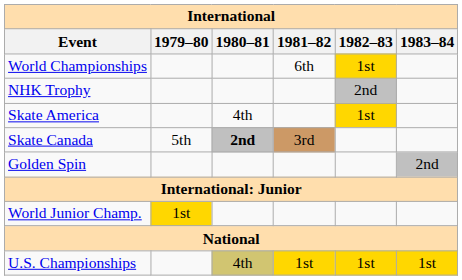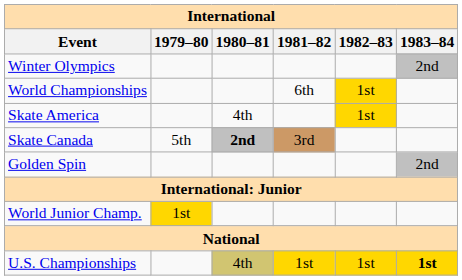+ row: (61, 66)
- row: (49, 90)
(427, 262) normal -> (427, 262) bold
